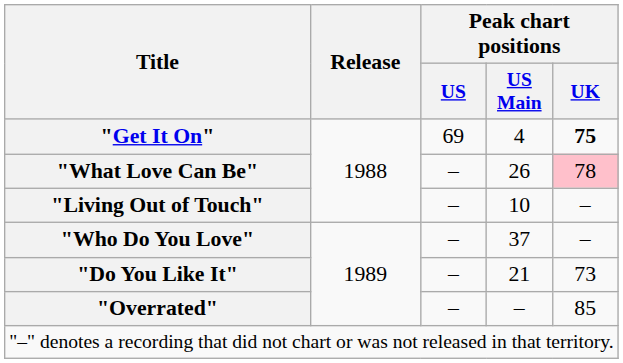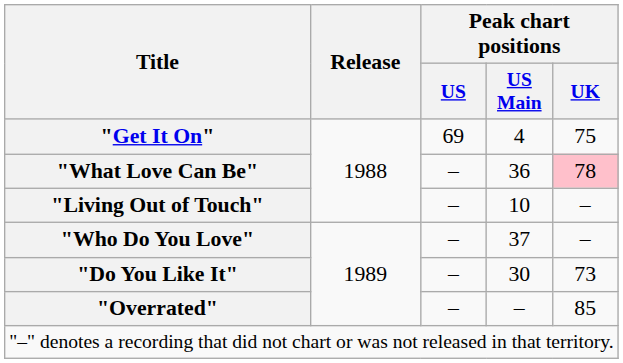(585, 136) bold -> (585, 136) normal
(519, 170) 26 -> (519, 170) 36
(519, 274) 21 -> (519, 274) 30
